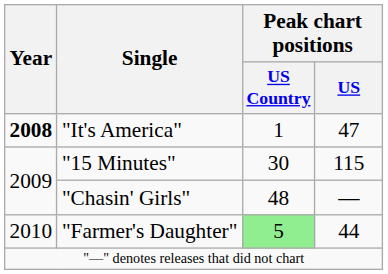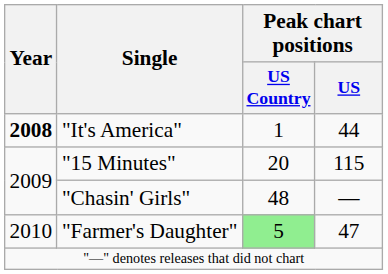(349, 130) 47 -> (349, 130) 44
(278, 163) 30 -> (278, 163) 20
(349, 231) 44 -> (349, 231) 47
